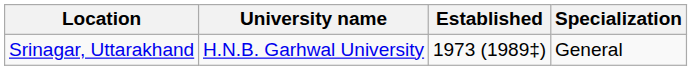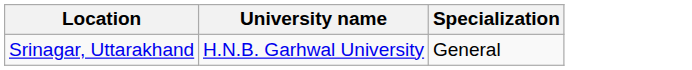- column: (490, 19)
